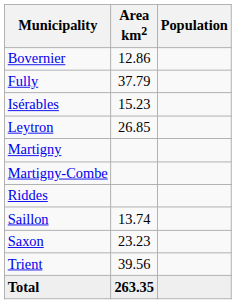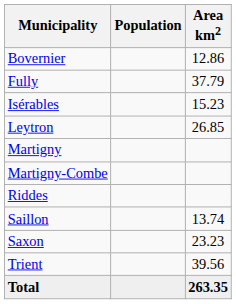columns swapped: (194, 25) <-> (134, 25)
